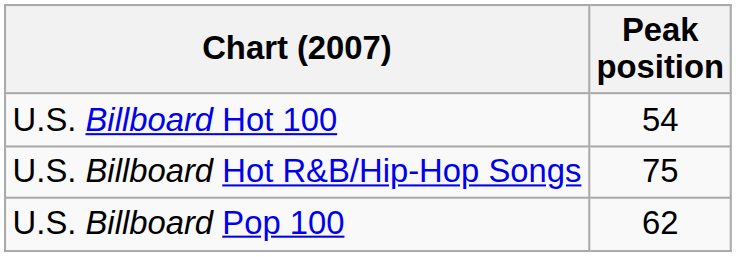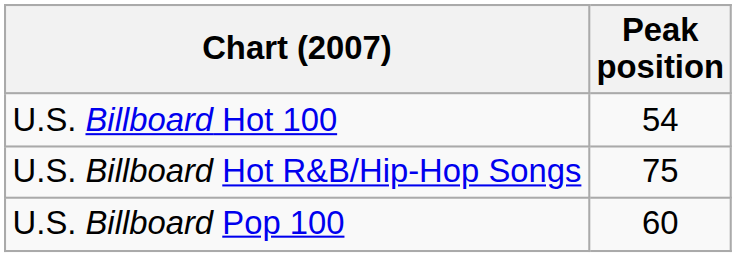(660, 223) 62 -> (660, 223) 60
